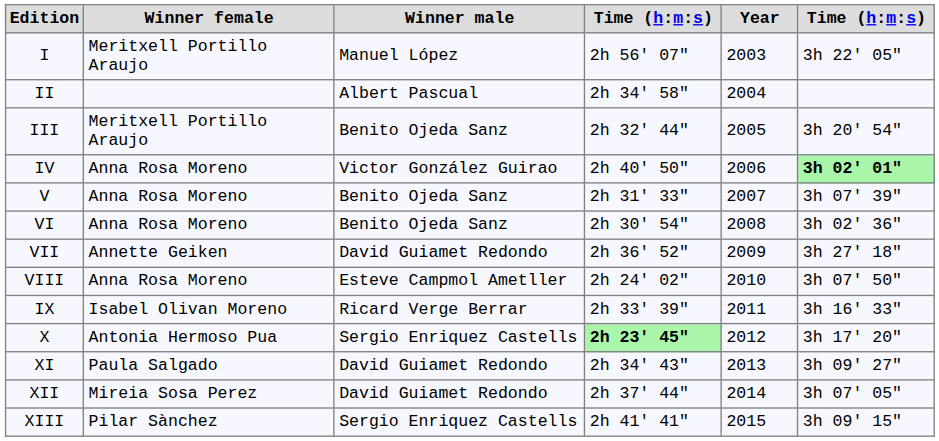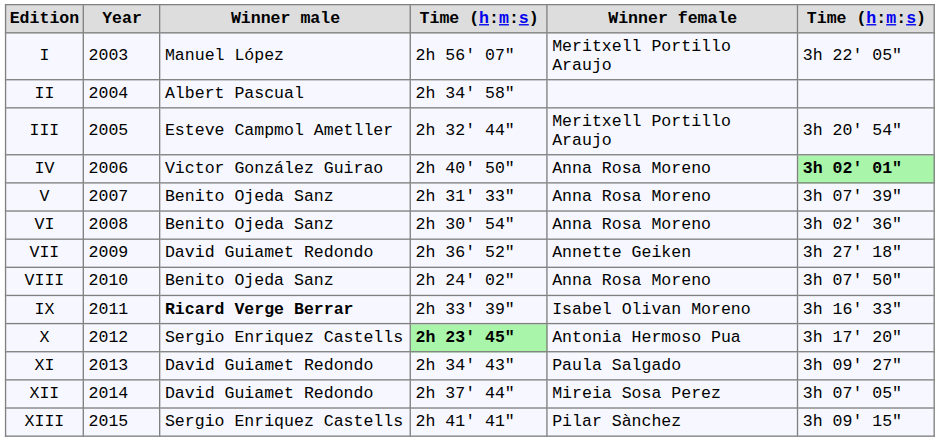columns swapped: (760, 19) <-> (209, 19)
(424, 131) Benito Ojeda Sanz -> (279, 131) Esteve Campmol Ametller
(453, 281) Esteve Campmol Ametller -> (249, 281) Benito Ojeda Sanz
(433, 310) normal -> (259, 310) bold
